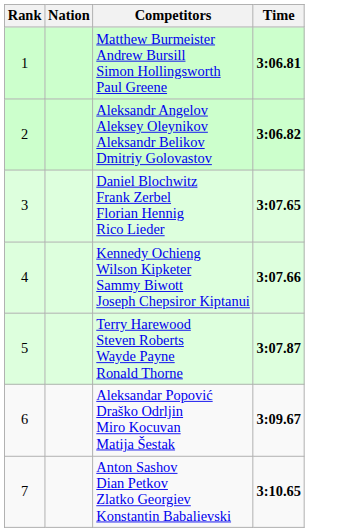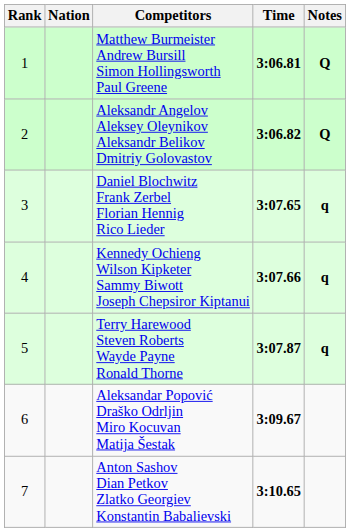+ column: (325, 15)
